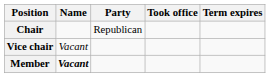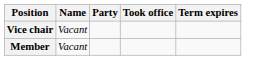- row: (30, 30)
(73, 64) bold -> (73, 47) normal
